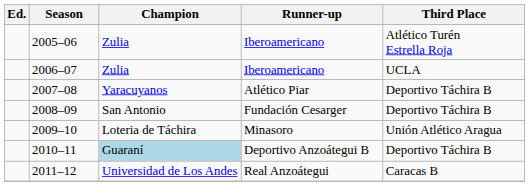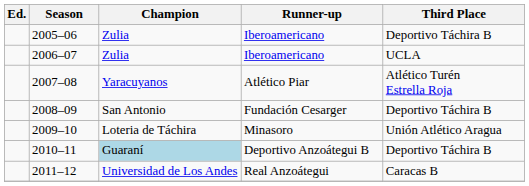(423, 42) Atlético Turén Estrella Roja -> (439, 34) Deportivo Táchira B
(439, 89) Deportivo Táchira B -> (423, 82) Atlético Turén Estrella Roja
